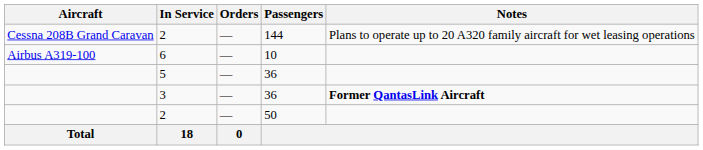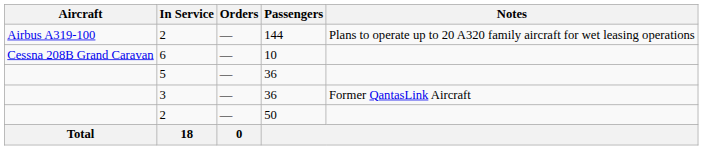(81, 34) Cessna 208B Grand Caravan -> (51, 34) Airbus A319-100
(51, 54) Airbus A319-100 -> (81, 54) Cessna 208B Grand Caravan
(407, 94) bold -> (400, 94) normal
